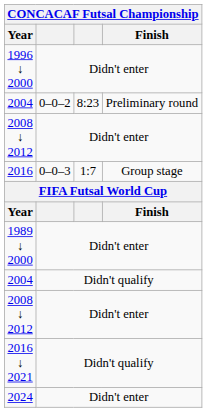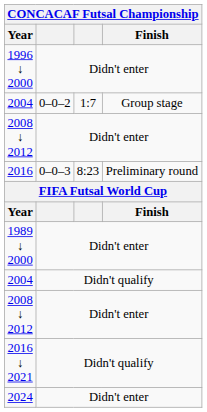(88, 103) 8:23 -> (88, 103) 1:7
(152, 103) Preliminary round -> (152, 103) Group stage
(88, 171) 1:7 -> (88, 171) 8:23
(152, 171) Group stage -> (152, 171) Preliminary round
